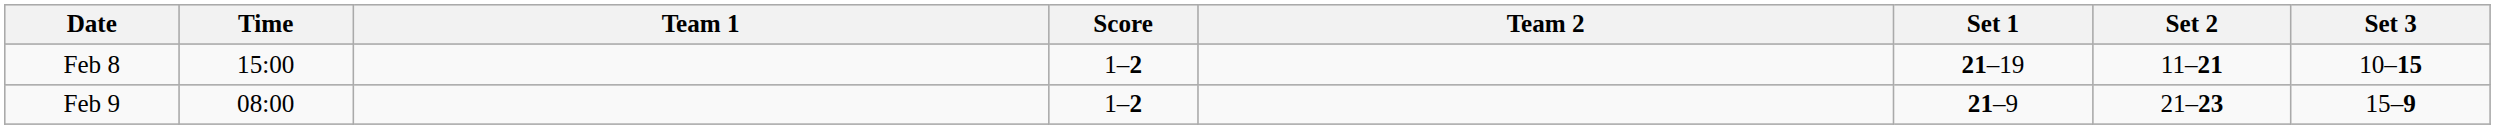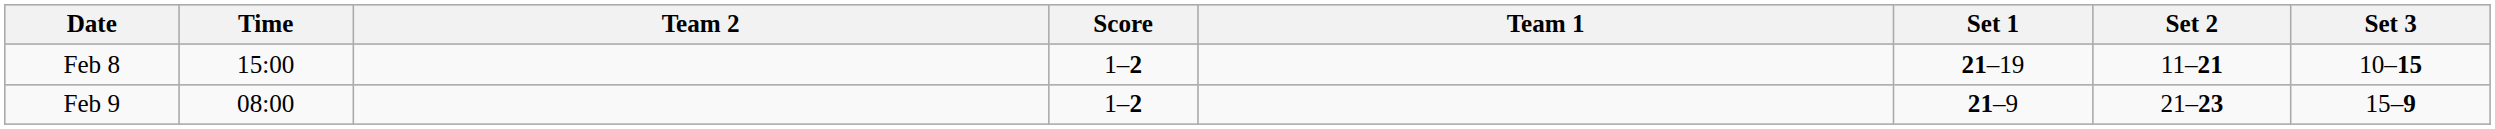columns swapped: (701, 24) <-> (1546, 24)
